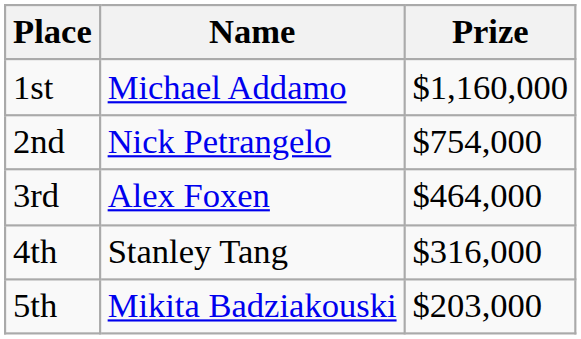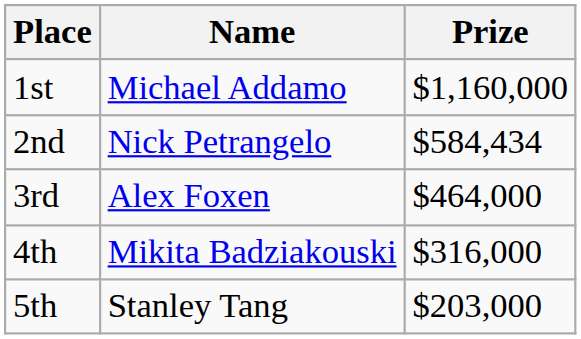(477, 141) $754,000 -> (477, 141) $584,434
(198, 251) Stanley Tang -> (252, 251) Mikita Badziakouski
(252, 305) Mikita Badziakouski -> (198, 305) Stanley Tang
